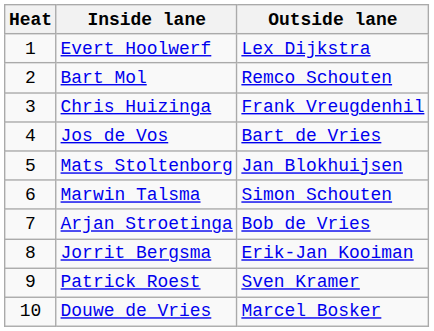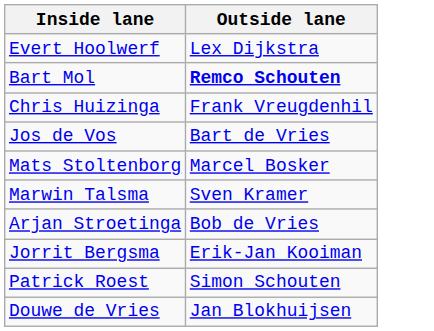- column: (31, 19)
(317, 78) normal -> (265, 78) bold
(322, 166) Jan Blokhuijsen -> (260, 166) Marcel Bosker
(317, 195) Simon Schouten -> (249, 195) Sven Kramer
(301, 282) Sven Kramer -> (265, 282) Simon Schouten
(311, 312) Marcel Bosker -> (271, 312) Jan Blokhuijsen
